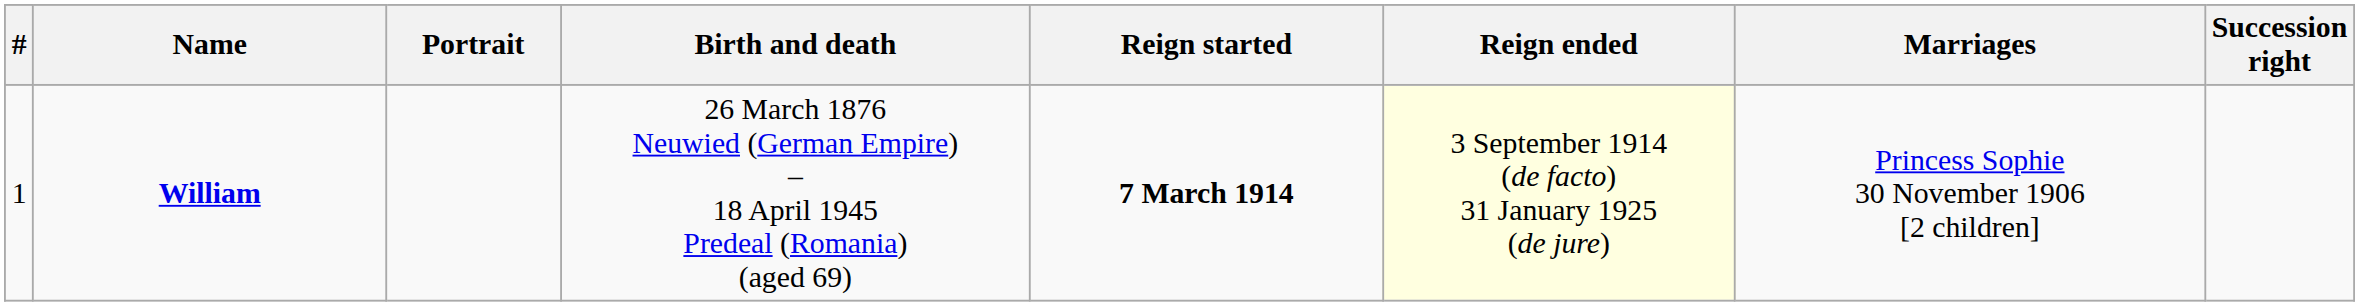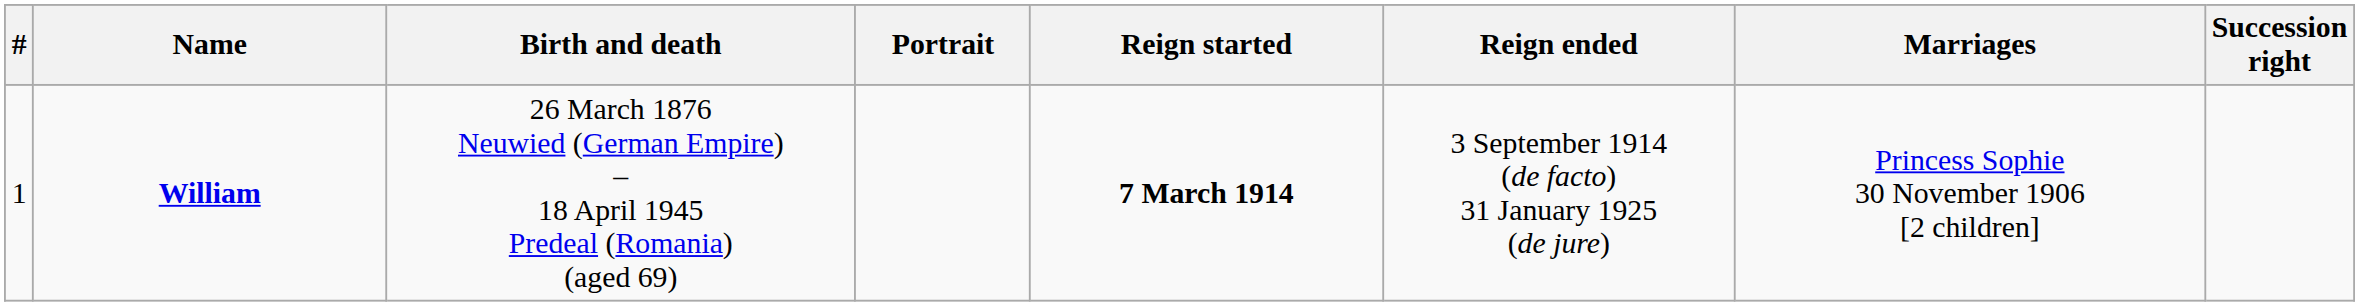columns swapped: (473, 44) <-> (795, 44)
(1559, 192) lightyellow background -> (1559, 192) no background
